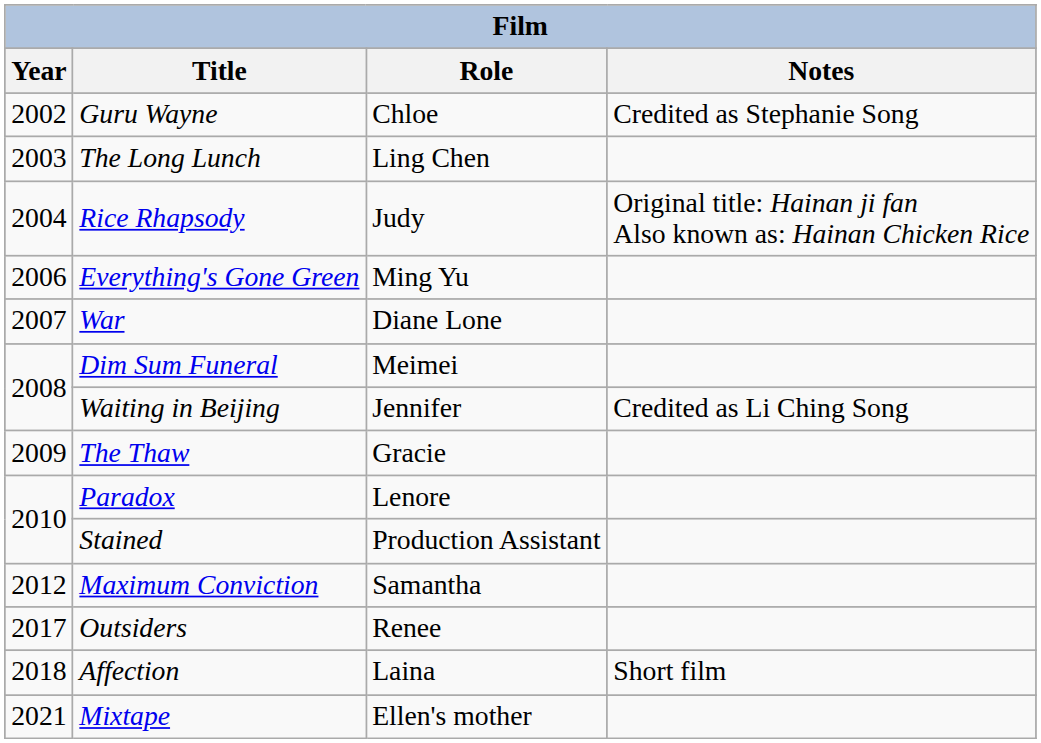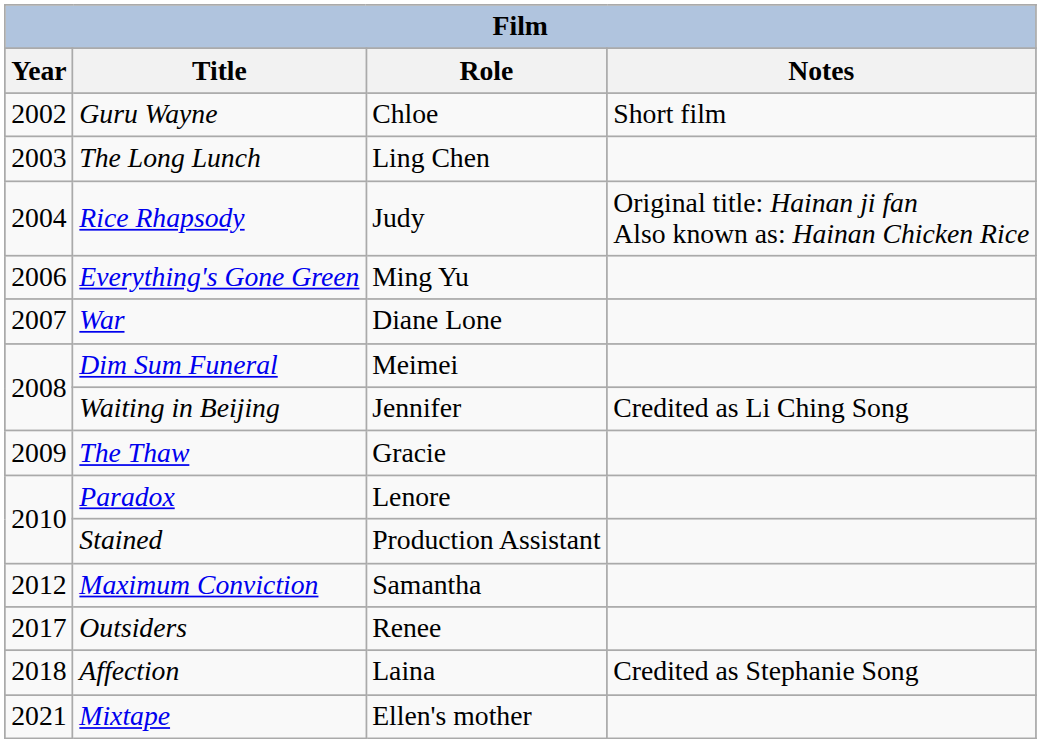(766, 114) Credited as Stephanie Song -> (670, 114) Short film
(670, 672) Short film -> (766, 672) Credited as Stephanie Song
